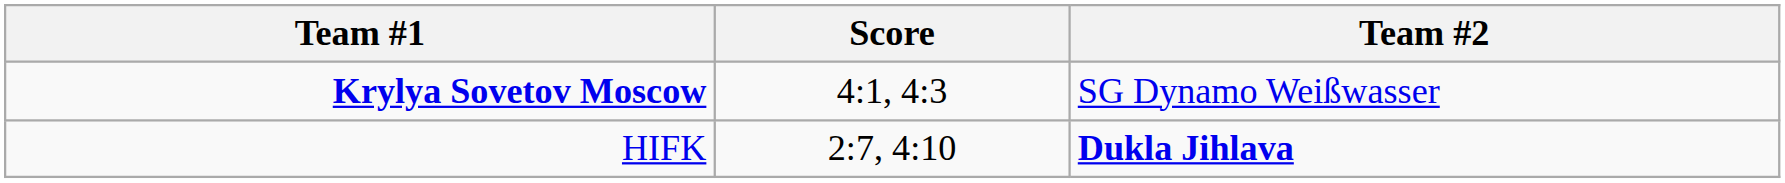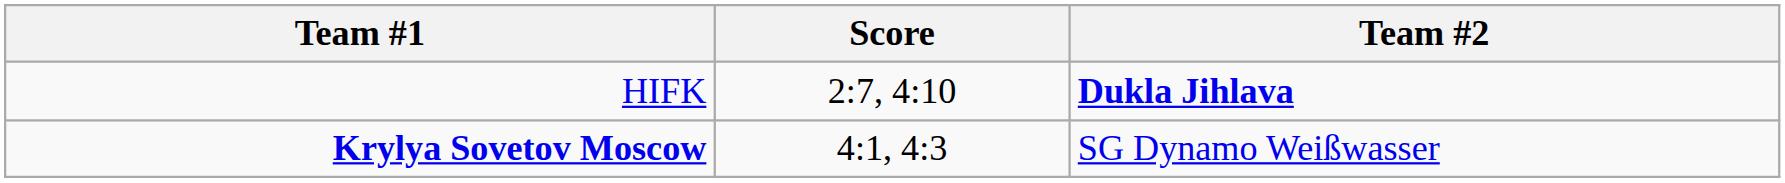rows swapped: (520, 90) <-> (664, 147)
